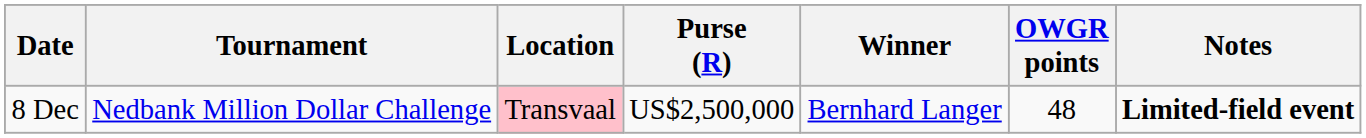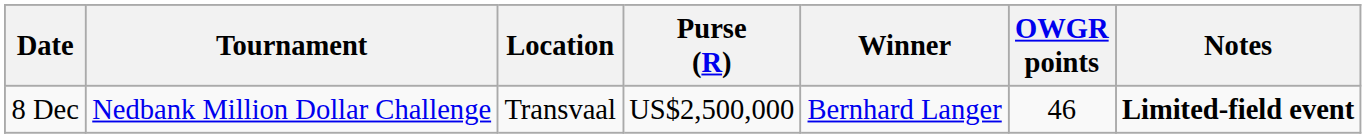(560, 109) pink background -> (560, 109) no background
(1062, 109) 48 -> (1062, 109) 46
